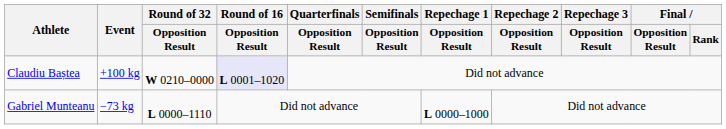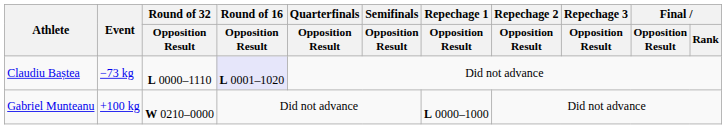(120, 73) +100 kg -> (117, 73) −73 kg
(180, 80) W 0210–0000 -> (180, 80) L 0000–1110
(117, 107) −73 kg -> (120, 107) +100 kg
(180, 114) L 0000–1110 -> (180, 114) W 0210–0000
